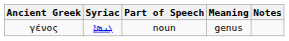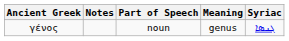columns swapped: (103, 12) <-> (268, 12)
